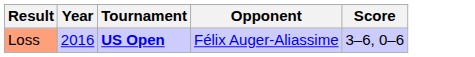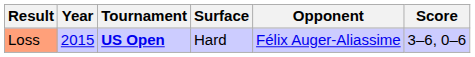+ column: (222, 16)
(78, 40) 2016 -> (78, 40) 2015
